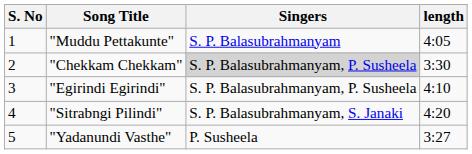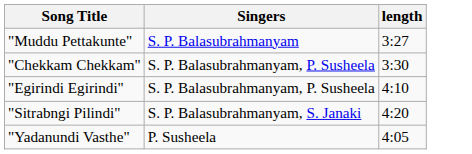- column: (25, 16)
(437, 40) 4:05 -> (395, 40) 3:27
(303, 64) lightgrey background -> (261, 64) no background
(437, 137) 3:27 -> (395, 137) 4:05
